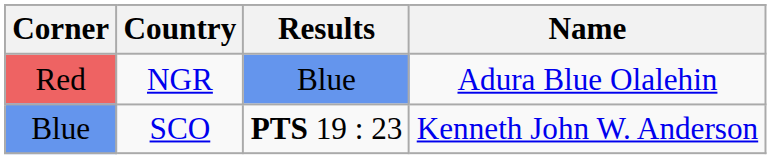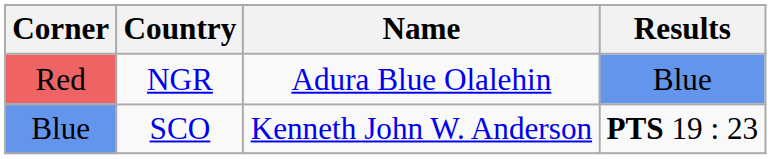columns swapped: (587, 29) <-> (326, 29)
